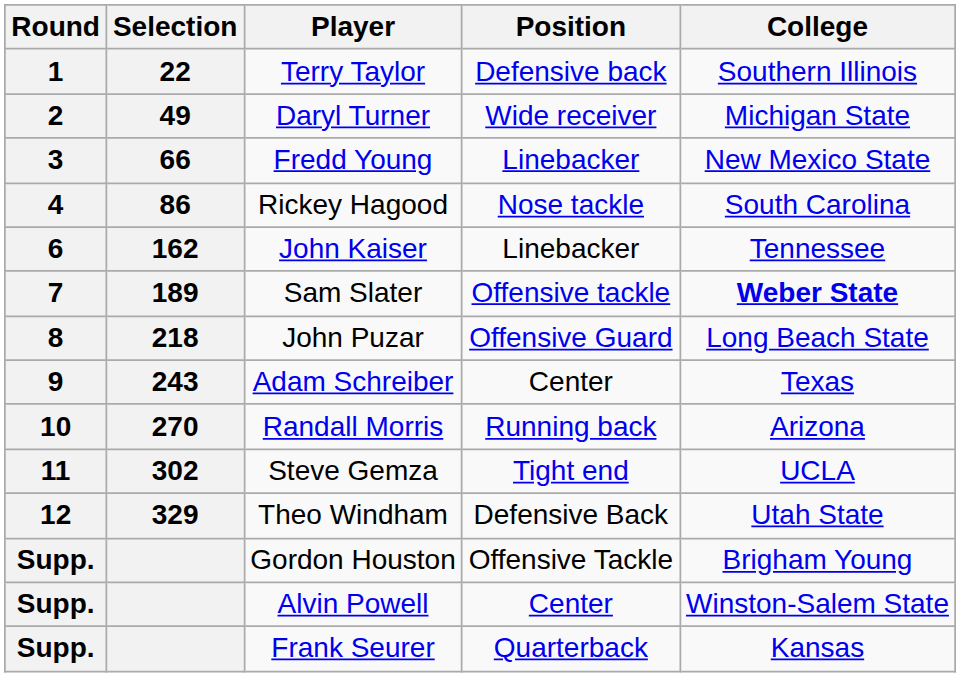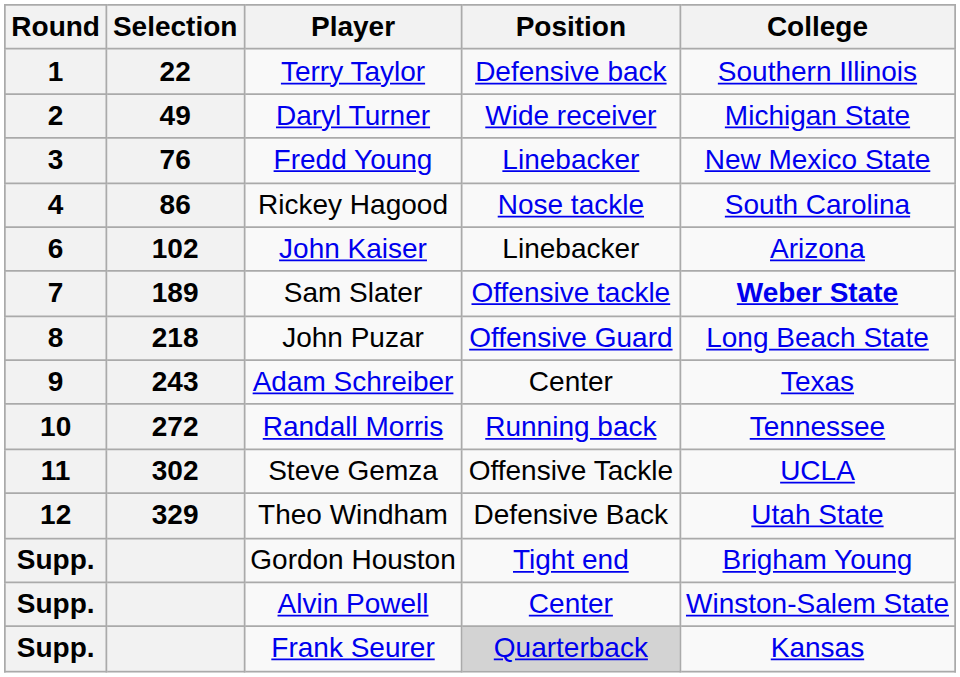(175, 159) 66 -> (175, 159) 76
(175, 248) 162 -> (175, 248) 102
(817, 248) Tennessee -> (817, 248) Arizona
(175, 426) 270 -> (175, 426) 272
(817, 426) Arizona -> (817, 426) Tennessee
(571, 470) Tight end -> (571, 470) Offensive Tackle
(571, 559) Offensive Tackle -> (571, 559) Tight end
(571, 648) no background -> (571, 648) lightgrey background
